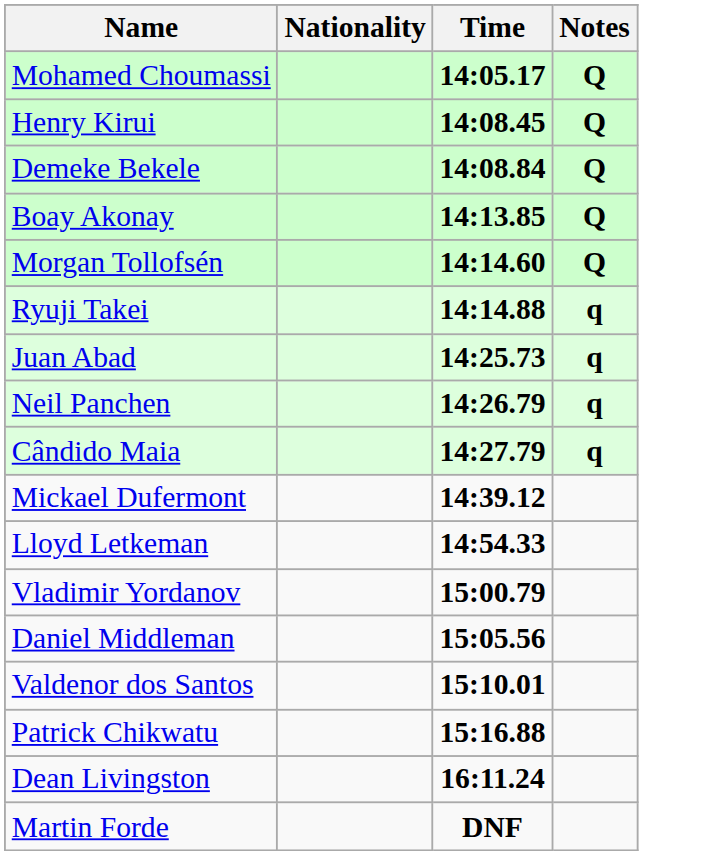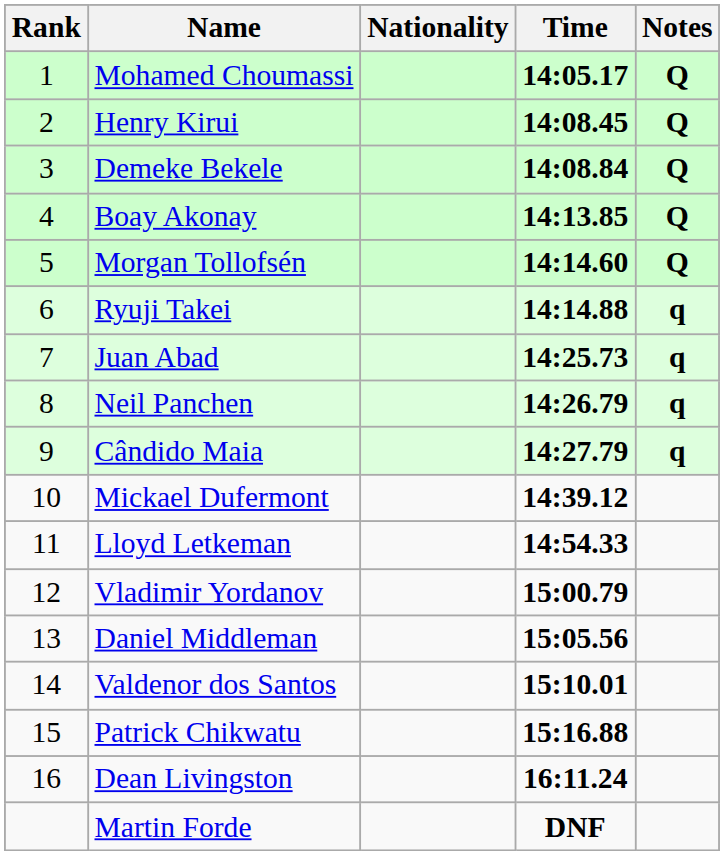+ column: (46, 27)
